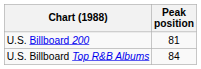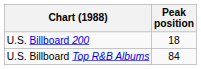(174, 40) 81 -> (174, 40) 18
